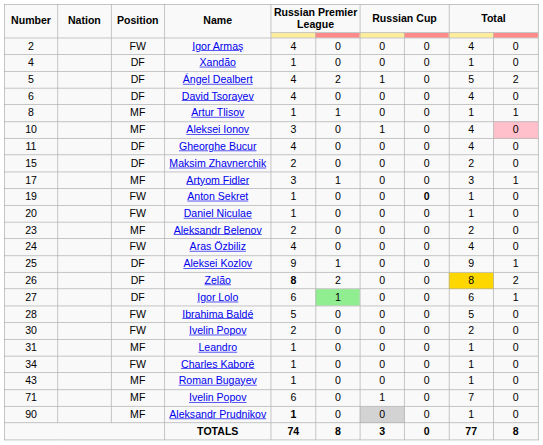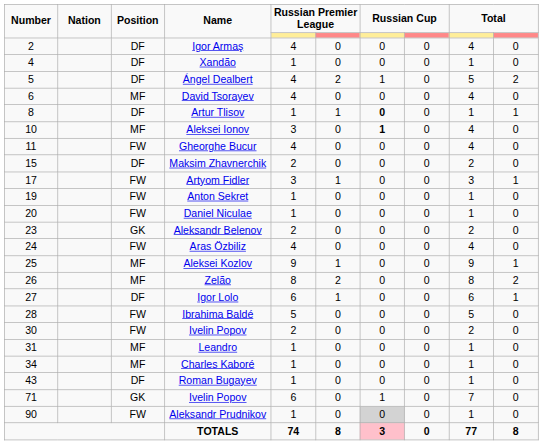(138, 46) FW -> (138, 46) DF
(138, 96) DF -> (138, 96) MF
(138, 113) MF -> (138, 113) DF
(382, 113) normal -> (382, 113) bold
(382, 130) normal -> (382, 130) bold
(516, 130) pink background -> (516, 130) no background
(138, 146) DF -> (138, 146) FW
(138, 180) MF -> (138, 180) FW
(427, 197) bold -> (427, 197) normal
(138, 230) MF -> (138, 230) GK
(138, 264) DF -> (138, 264) MF
(138, 280) DF -> (138, 280) MF
(293, 280) bold -> (293, 280) normal
(471, 280) gold background -> (471, 280) no background
(338, 297) lightgreen background -> (338, 297) no background
(138, 364) FW -> (138, 364) MF
(138, 381) MF -> (138, 381) DF
(138, 398) MF -> (138, 398) GK
(138, 414) MF -> (138, 414) FW
(293, 414) bold -> (293, 414) normal
(382, 431) no background -> (382, 431) pink background
